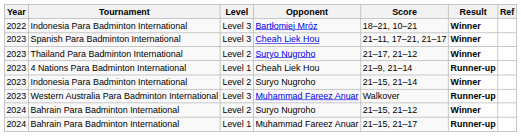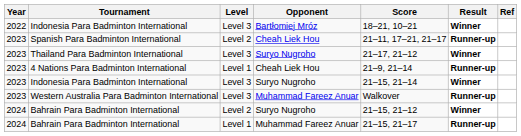(237, 40) Level 3 -> (237, 40) Level 2
(466, 40) Winner -> (473, 40) Runner-up
(237, 54) Level 2 -> (237, 54) Level 3
(237, 82) Level 2 -> (237, 82) Level 3
